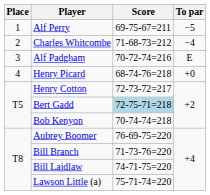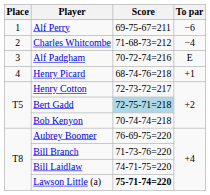(190, 27) −5 -> (190, 27) −6
(190, 74) +0 -> (190, 74) +1
(143, 182) normal -> (143, 182) bold
